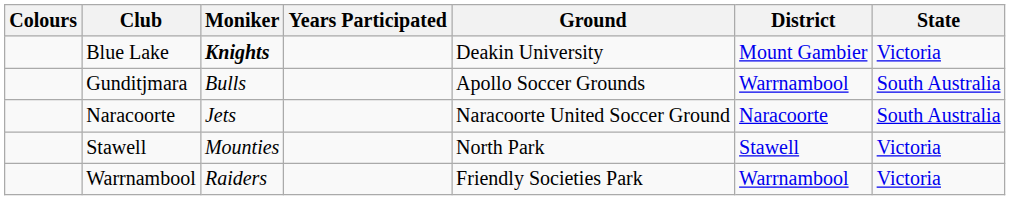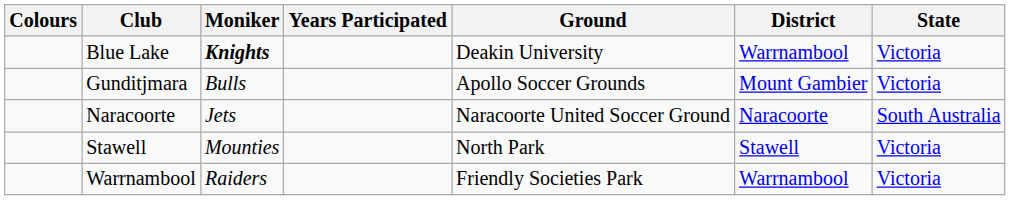(803, 52) Mount Gambier -> (794, 52) Warrnambool
(794, 83) Warrnambool -> (803, 83) Mount Gambier
(939, 83) South Australia -> (909, 83) Victoria
